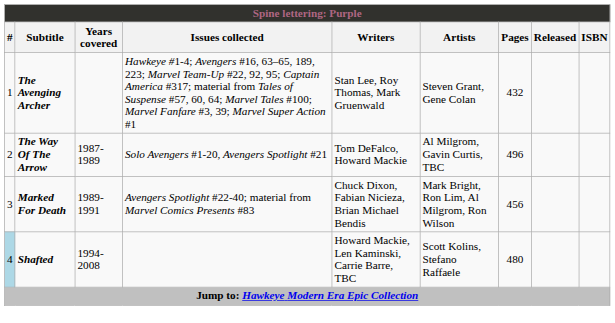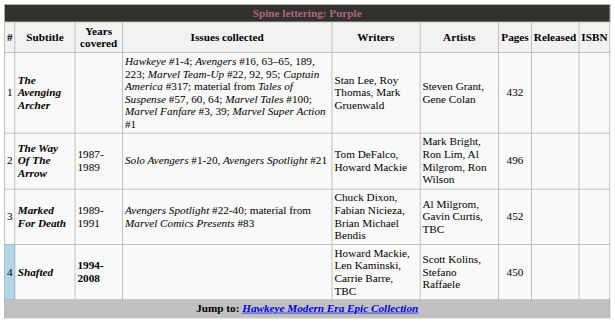(453, 154) Al Milgrom, Gavin Curtis, TBC -> (454, 161) Mark Bright, Ron Lim, Al Milgrom, Ron Wilson
(454, 204) Mark Bright, Ron Lim, Al Milgrom, Ron Wilson -> (453, 216) Al Milgrom, Gavin Curtis, TBC
(515, 204) 456 -> (515, 216) 452
(91, 259) normal -> (91, 272) bold
(515, 259) 480 -> (515, 272) 450
